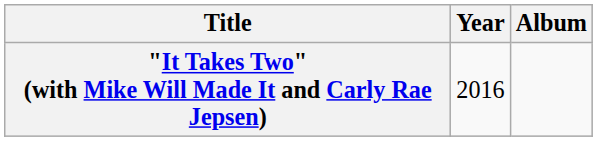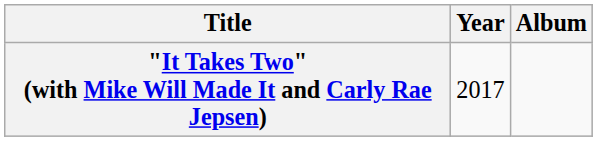(480, 89) 2016 -> (480, 89) 2017
